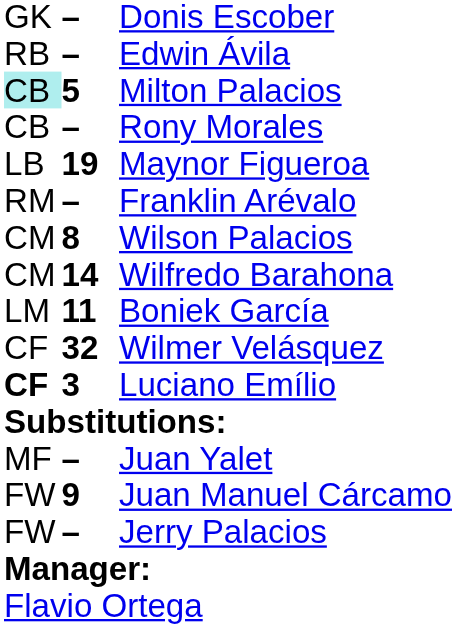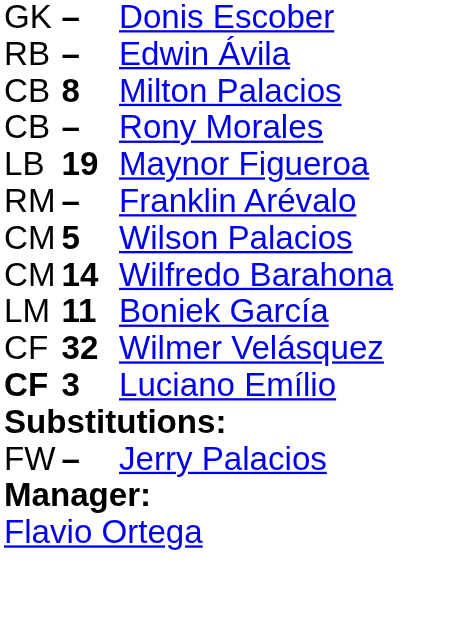(27, 90) paleturquoise background -> (27, 90) no background
(71, 90) 5 -> (71, 90) 8
(71, 237) 8 -> (71, 237) 5
- row: (196, 458)
- row: (285, 495)
